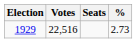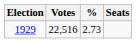columns swapped: (120, 12) <-> (94, 12)
